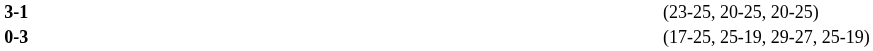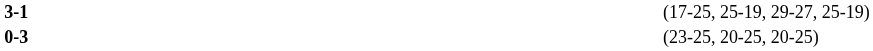(741, 11) (23-25, 20-25, 20-25) -> (766, 11) (17-25, 25-19, 29-27, 25-19)
(766, 36) (17-25, 25-19, 29-27, 25-19) -> (741, 36) (23-25, 20-25, 20-25)
